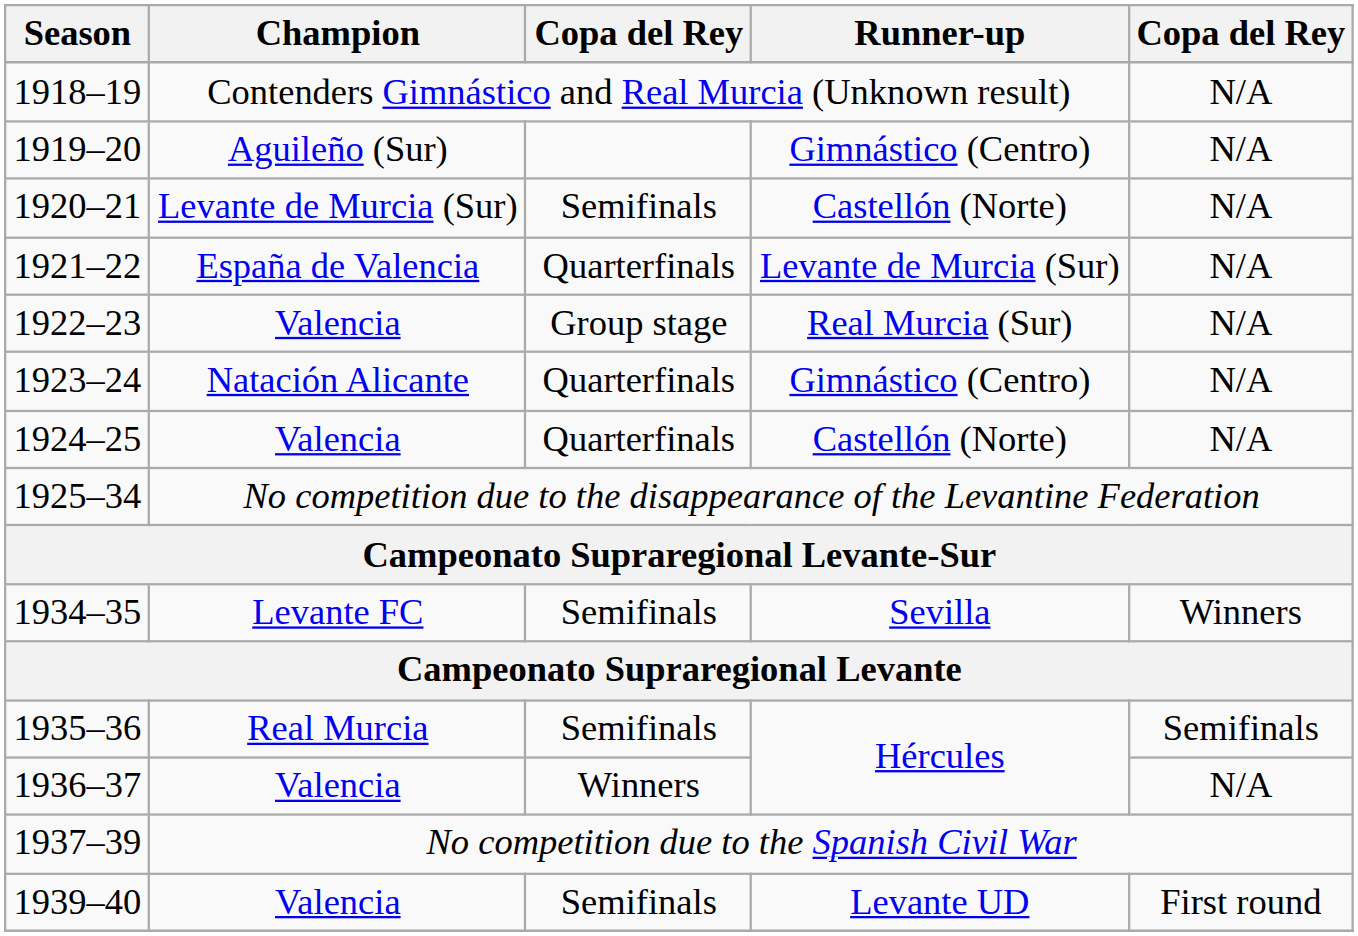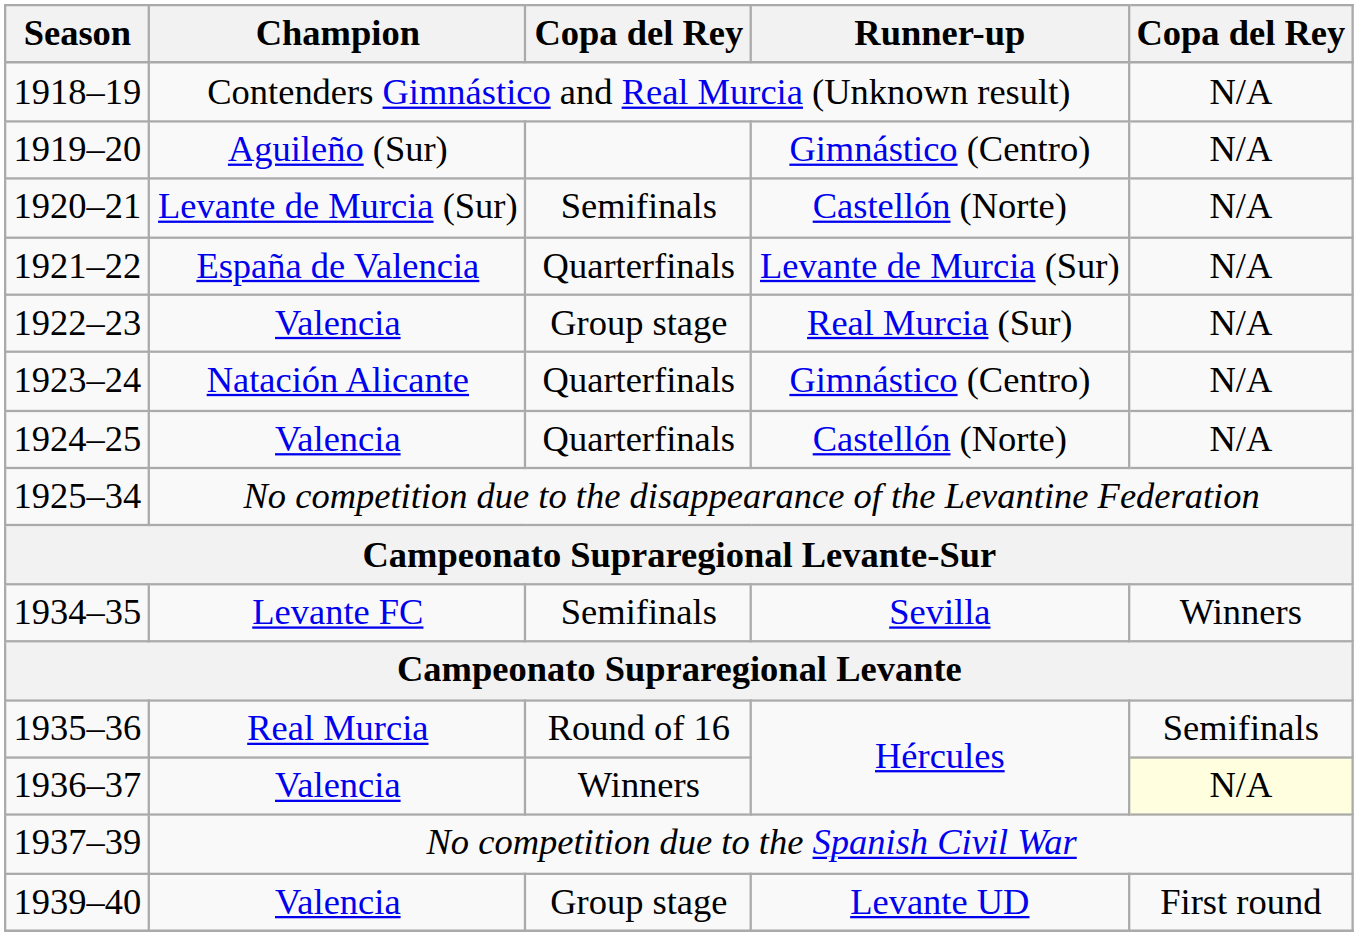(639, 727) Semifinals -> (639, 727) Round of 16
(1241, 785) no background -> (1241, 785) lightyellow background
(639, 901) Semifinals -> (639, 901) Group stage
